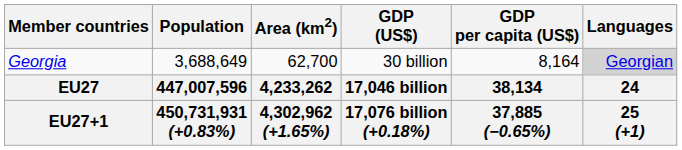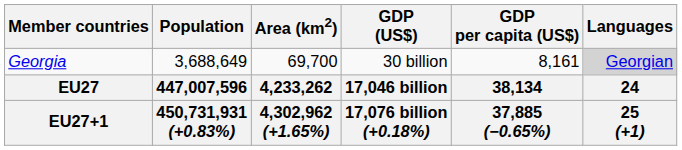(313, 61) 62,700 -> (313, 61) 69,700
(559, 61) 8,164 -> (559, 61) 8,161
